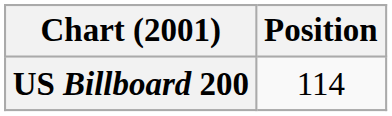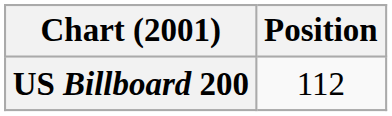(321, 82) 114 -> (321, 82) 112
